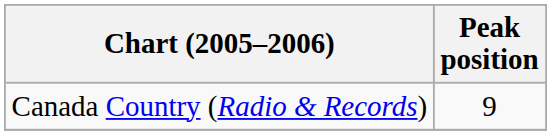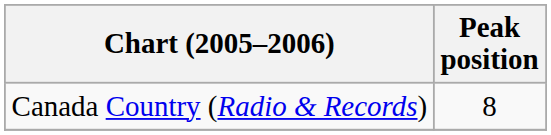(490, 105) 9 -> (490, 105) 8
